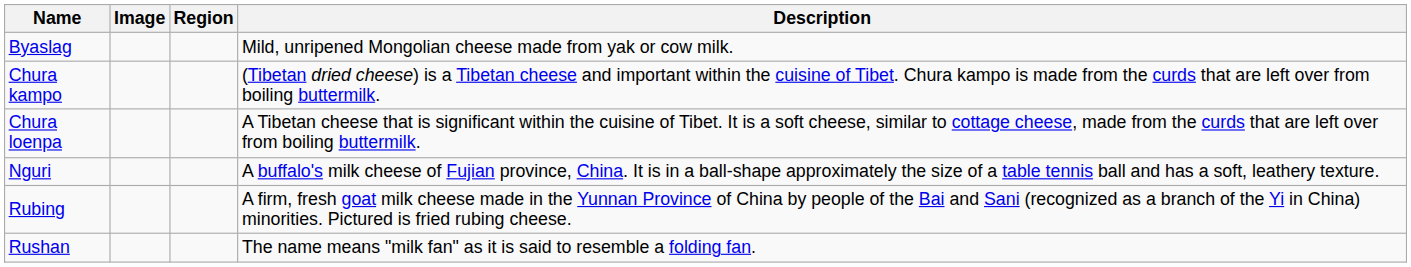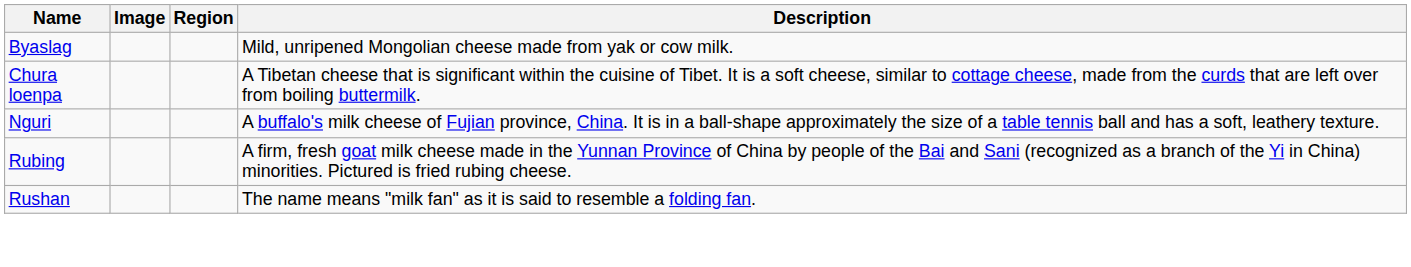- row: (35, 84)
